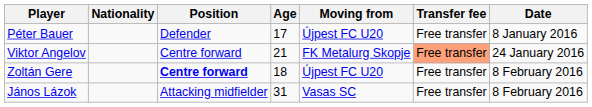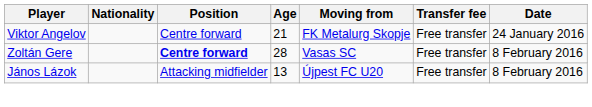- row: (40, 33)
(451, 53) lightsalmon background -> (451, 33) no background
(280, 72) 18 -> (280, 53) 28
(343, 72) Újpest FC U20 -> (329, 53) Vasas SC
(280, 92) 31 -> (280, 72) 13
(329, 92) Vasas SC -> (343, 72) Újpest FC U20
